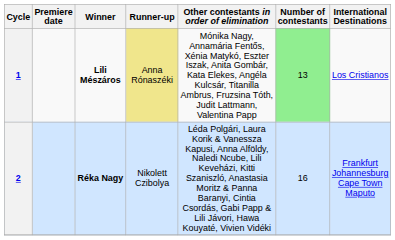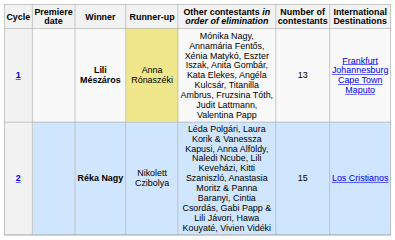(303, 75) lightgreen background -> (303, 75) no background
(360, 75) Los Cristianos -> (360, 75) Frankfurt Johannesburg Cape Town Maputo
(303, 179) 16 -> (303, 179) 15
(360, 179) Frankfurt Johannesburg Cape Town Maputo -> (360, 179) Los Cristianos
